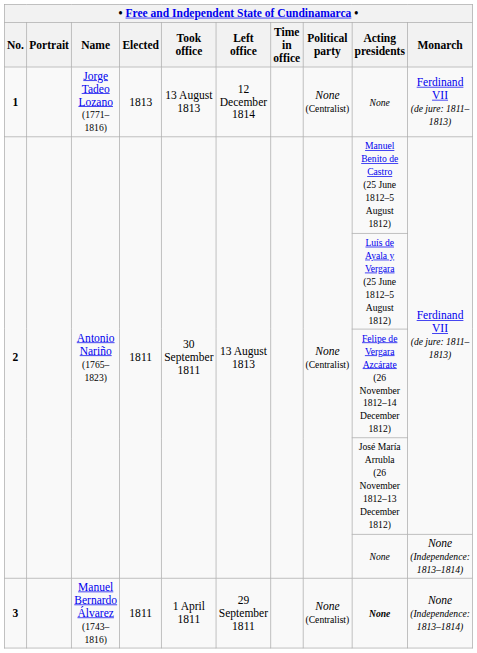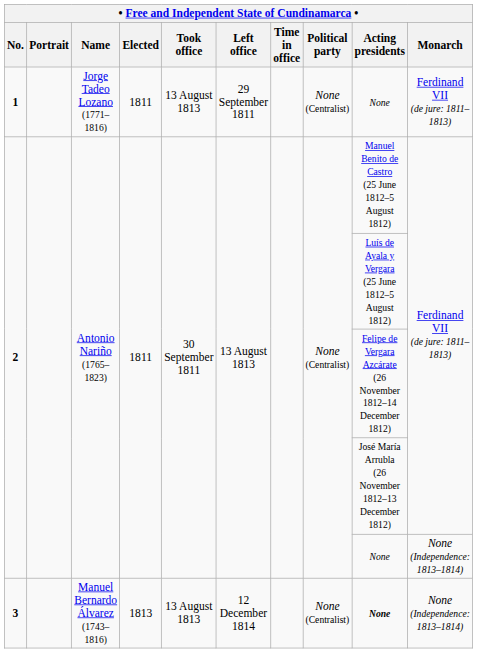(141, 102) 1813 -> (141, 102) 1811
(243, 102) 12 December 1814 -> (243, 102) 29 September 1811
(141, 613) 1811 -> (141, 613) 1813
(189, 613) 1 April 1811 -> (189, 613) 13 August 1813
(243, 613) 29 September 1811 -> (243, 613) 12 December 1814
